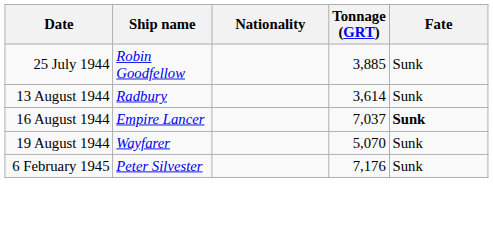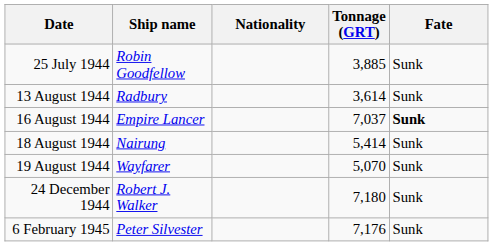+ row: (63, 142)
+ row: (70, 197)
